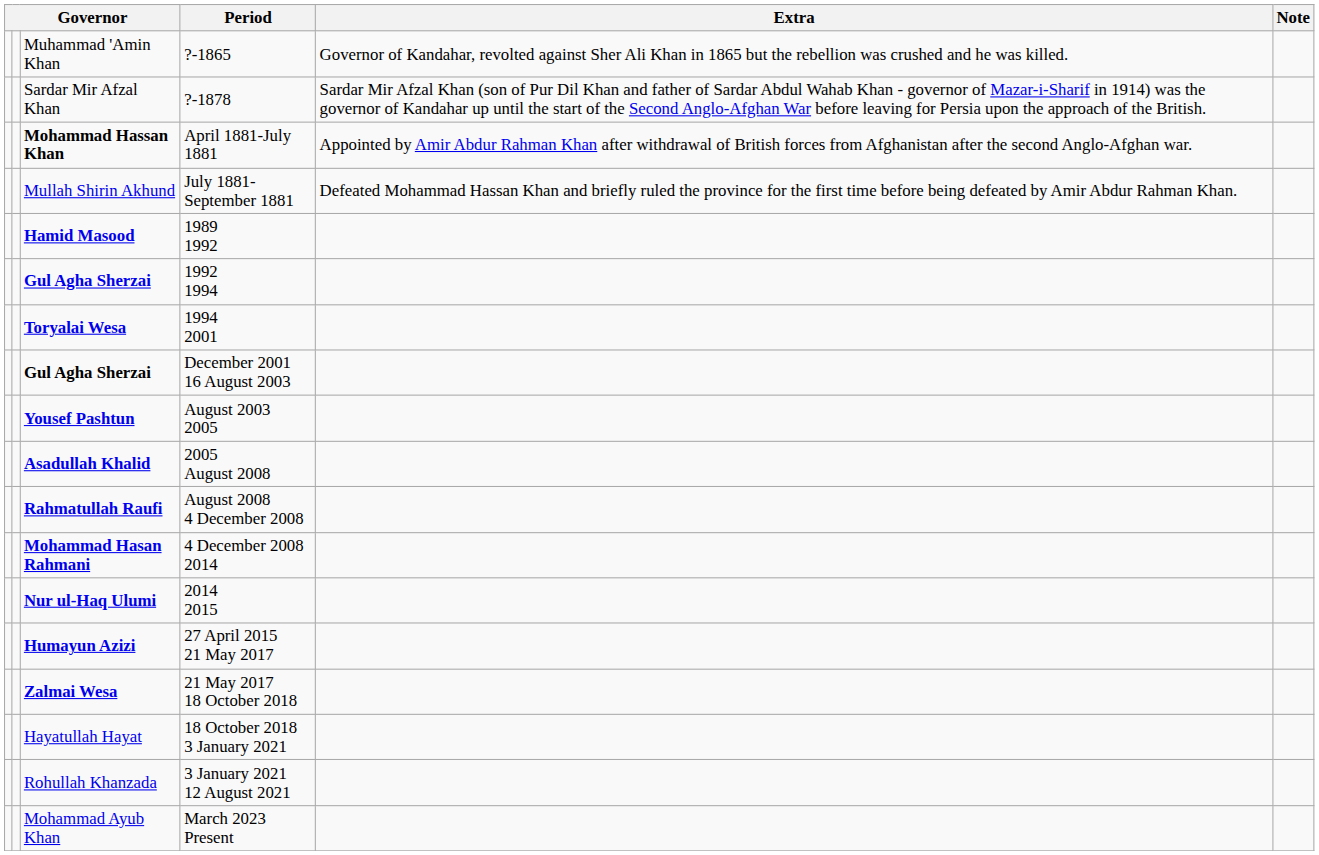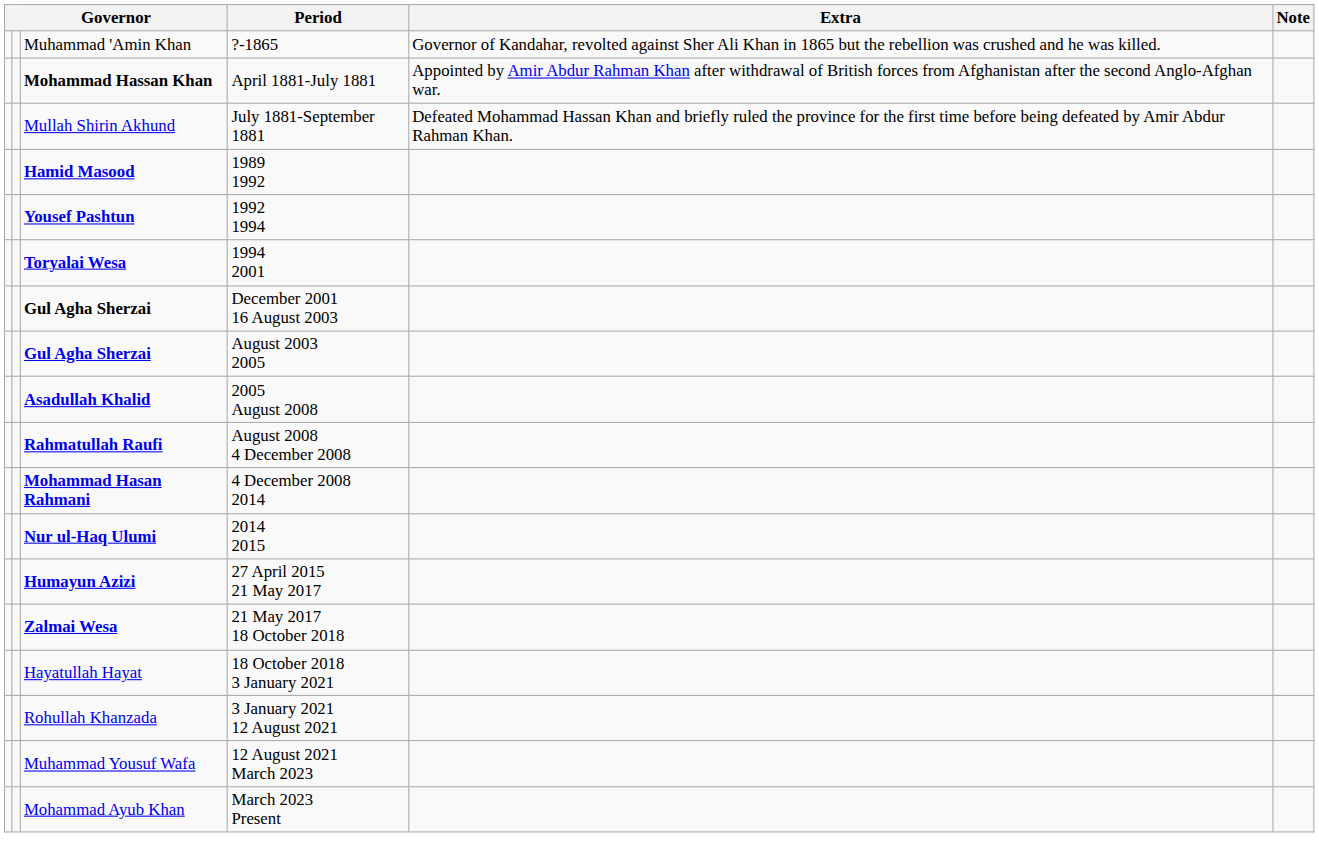- row: (208, 99)
(87, 281) Gul Agha Sherzai -> (79, 217) Yousef Pashtun
(79, 418) Yousef Pashtun -> (87, 353) Gul Agha Sherzai
+ row: (285, 763)
